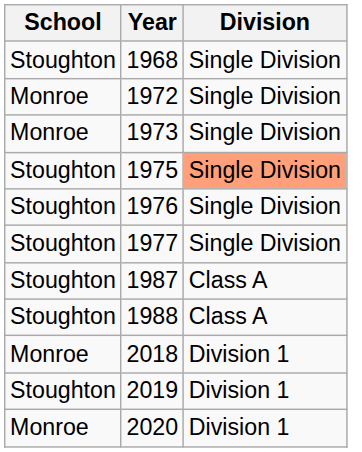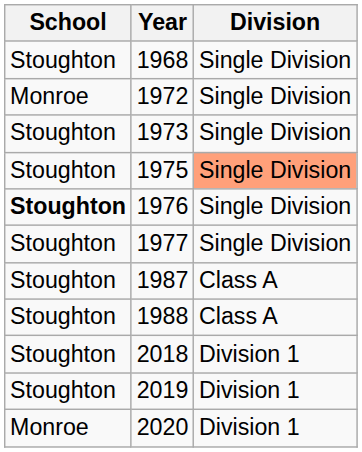(49, 133) Monroe -> (63, 133) Stoughton
(63, 206) normal -> (68, 206) bold
(49, 354) Monroe -> (63, 354) Stoughton
